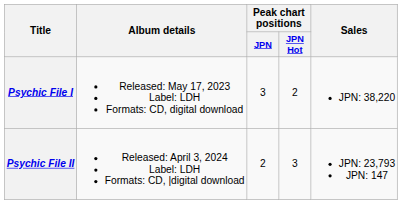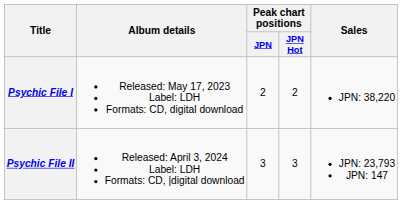(263, 92) 3 -> (263, 92) 2
(263, 163) 2 -> (263, 163) 3
